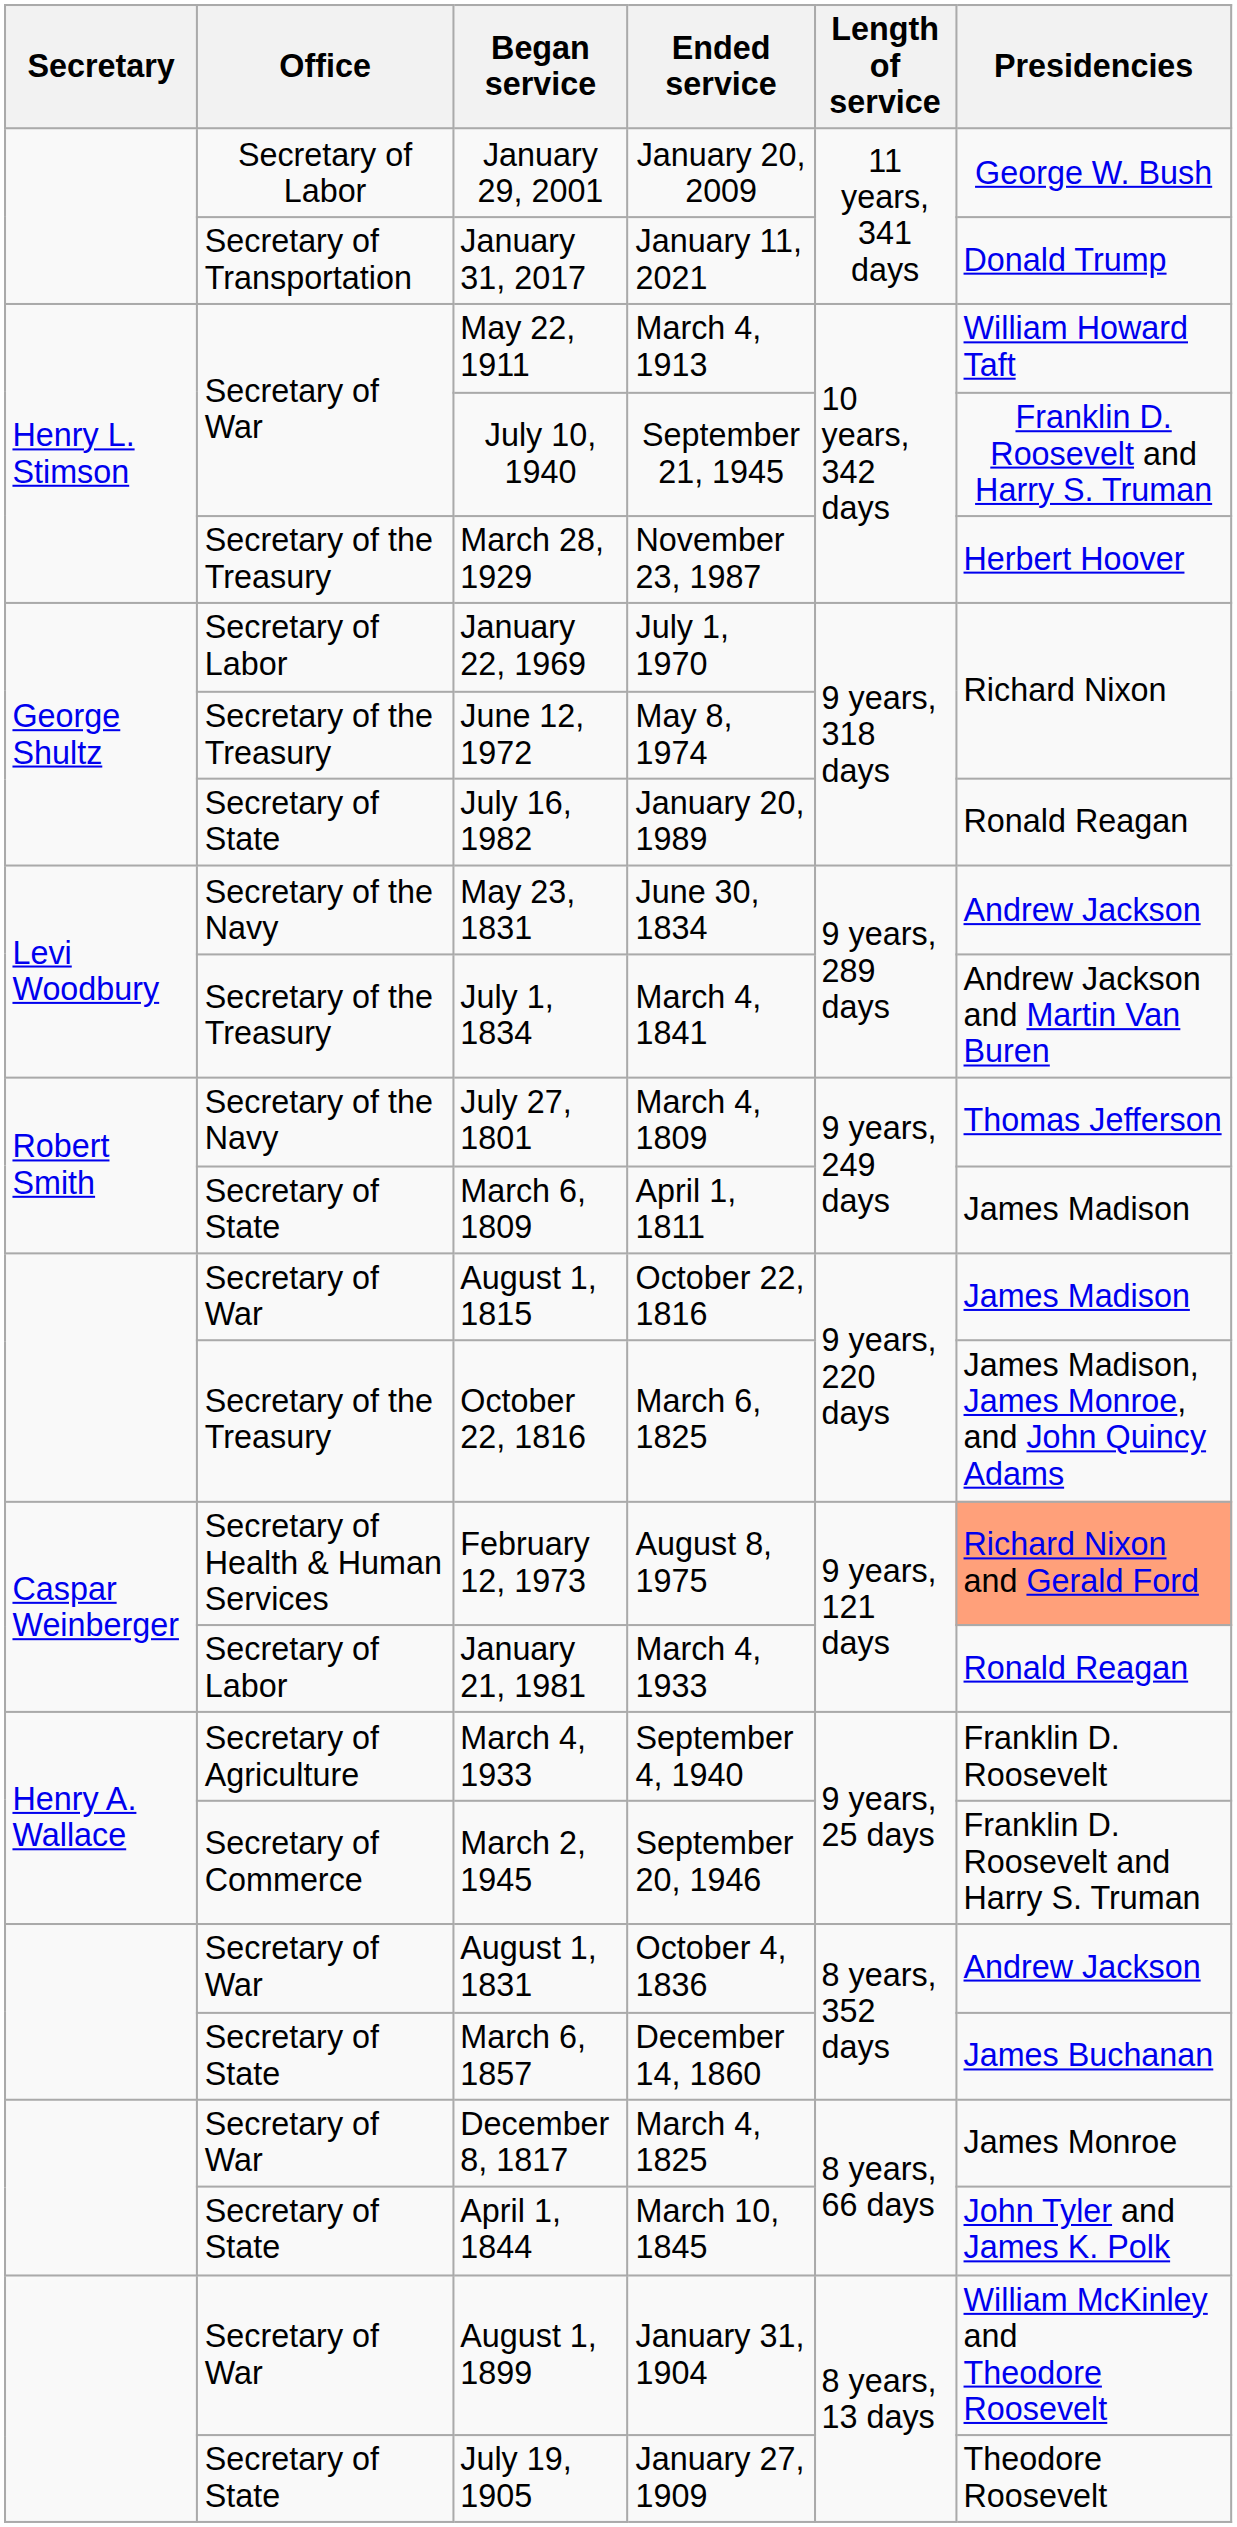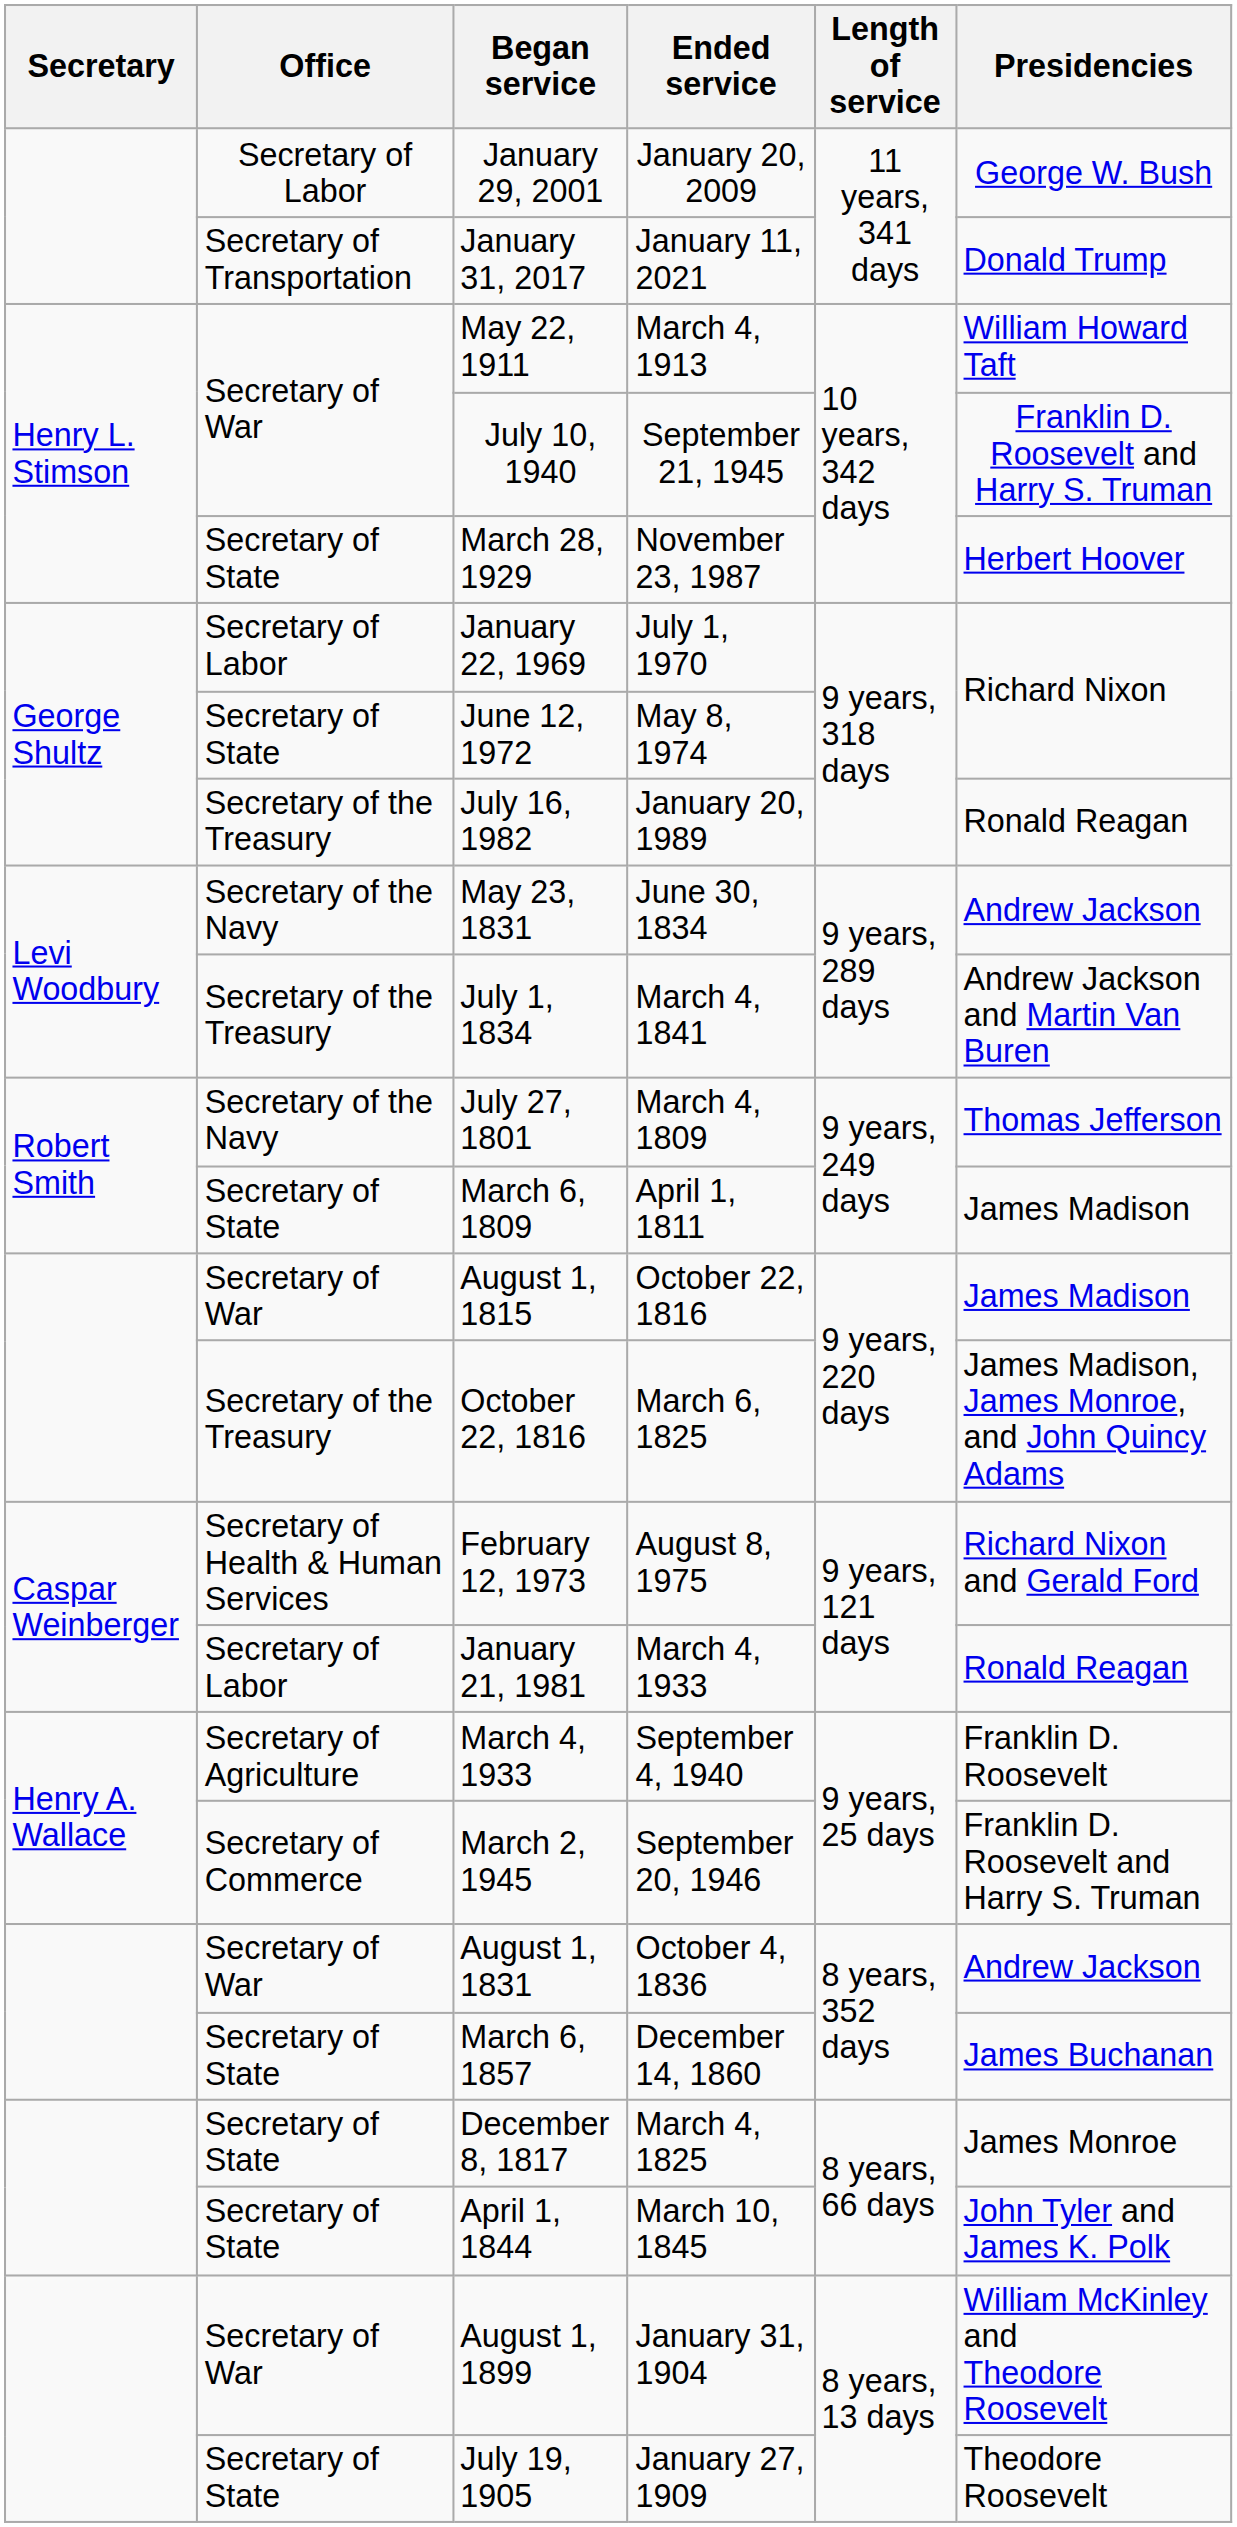(319, 559) Secretary of the Treasury -> (292, 559) Secretary of State
(319, 734) Secretary of the Treasury -> (292, 734) Secretary of State
(292, 821) Secretary of State -> (319, 821) Secretary of the Treasury
(1081, 1562) lightsalmon background -> (1081, 1562) no background
(292, 2142) Secretary of War -> (292, 2142) Secretary of State
